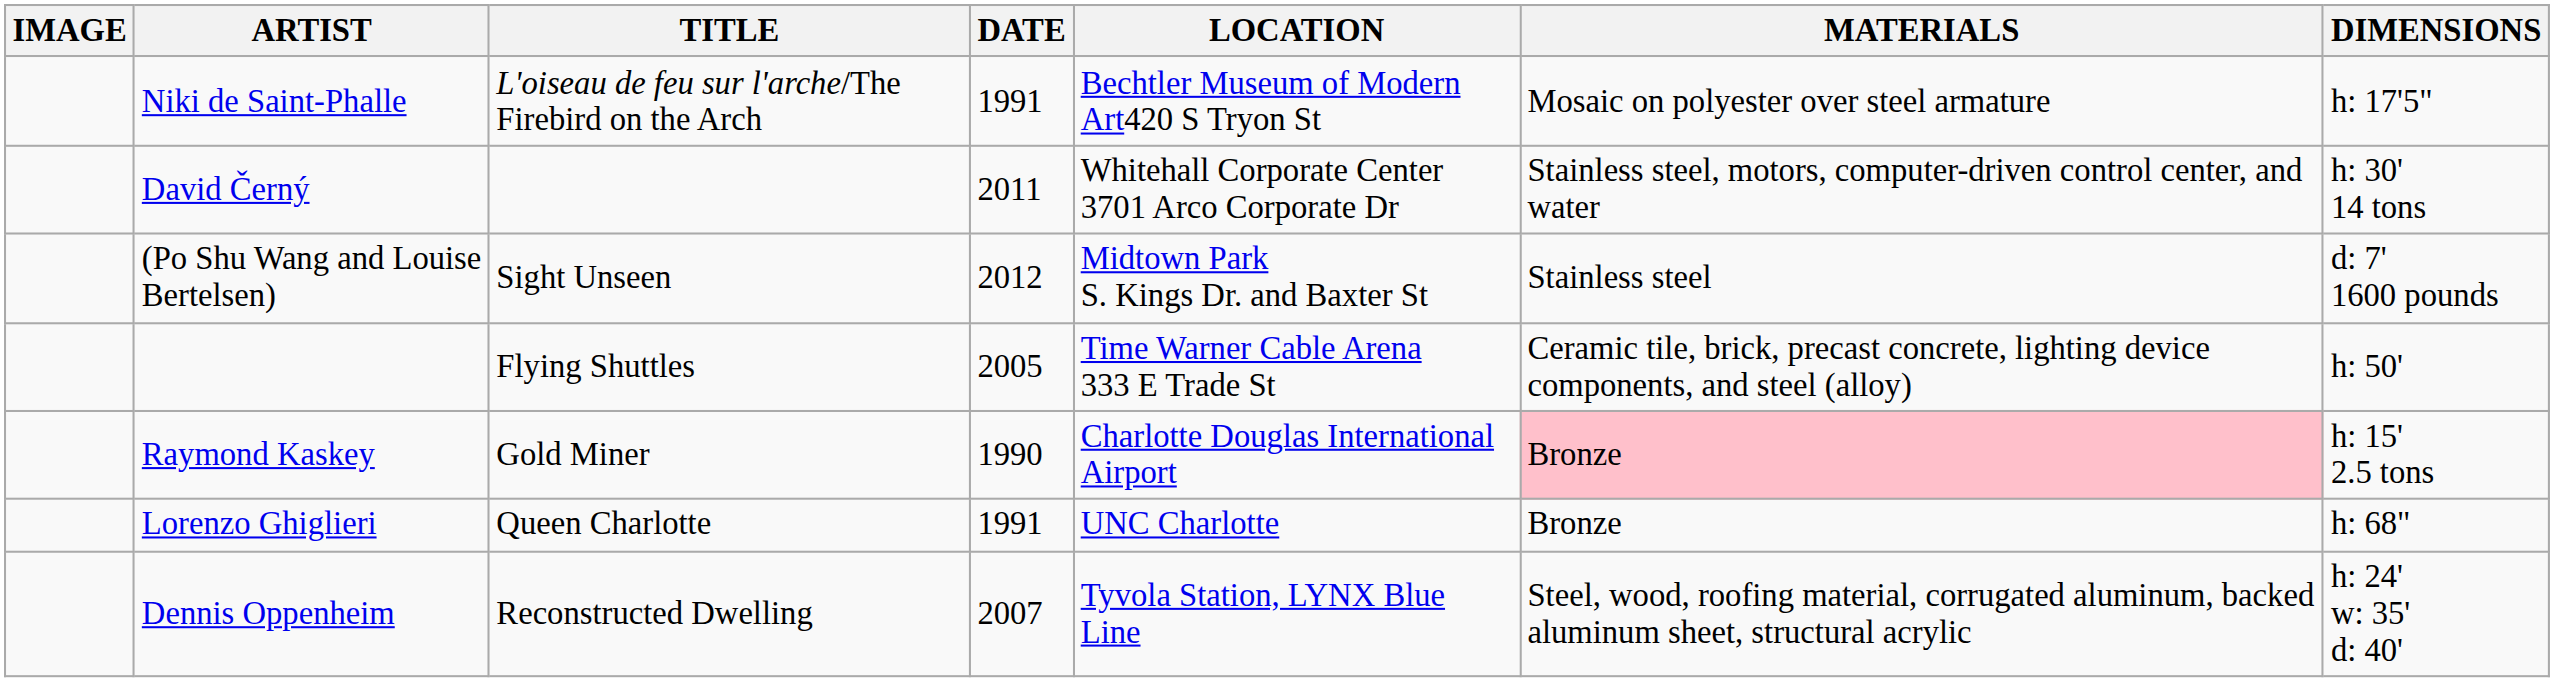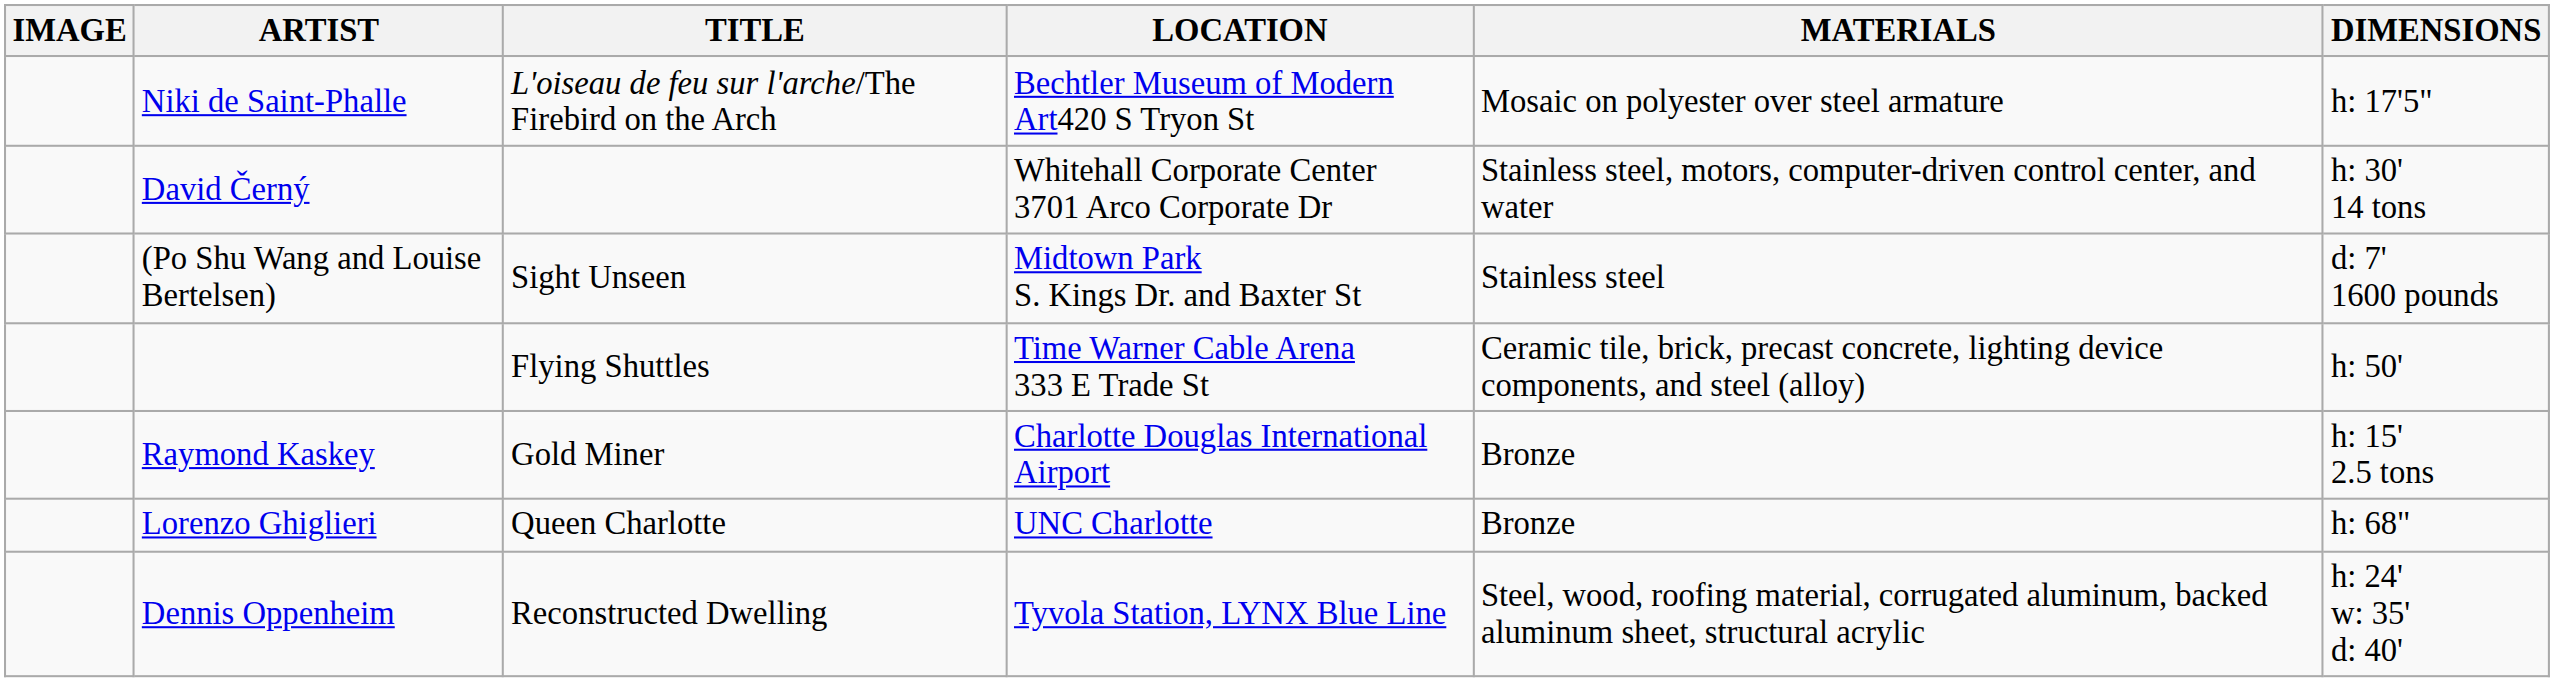- column: (1022, 30)
(1575, 454) pink background -> (1528, 454) no background
